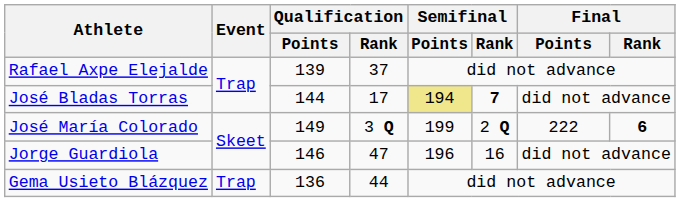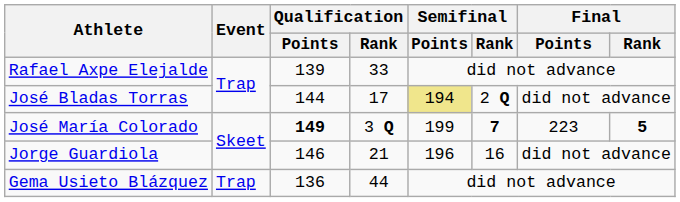(379, 71) 37 -> (379, 71) 33
(495, 99) 7 -> (495, 99) 2 Q
(310, 127) normal -> (310, 127) bold
(495, 127) 2 Q -> (495, 127) 7
(564, 127) 222 -> (564, 127) 223
(642, 127) 6 -> (642, 127) 5
(379, 155) 47 -> (379, 155) 21
